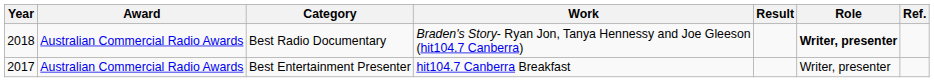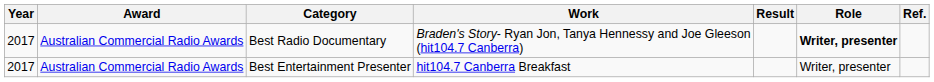(21, 40) 2018 -> (21, 40) 2017
